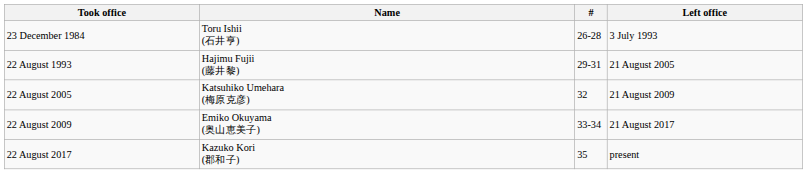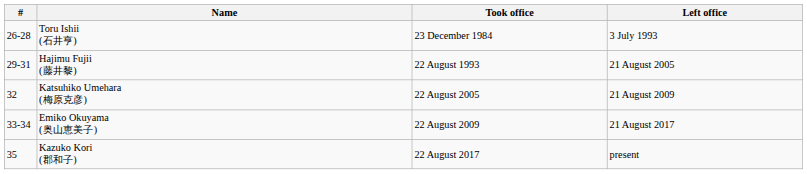columns swapped: (591, 12) <-> (102, 12)
